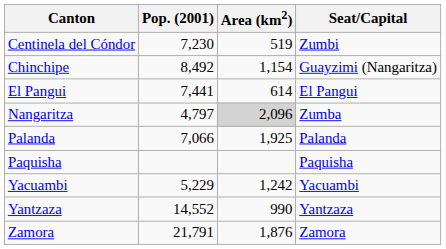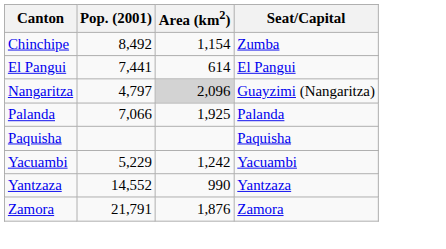- row: (72, 43)
(368, 67) Guayzimi (Nangaritza) -> (258, 43) Zumba
(320, 114) Zumba -> (306, 91) Guayzimi (Nangaritza)
